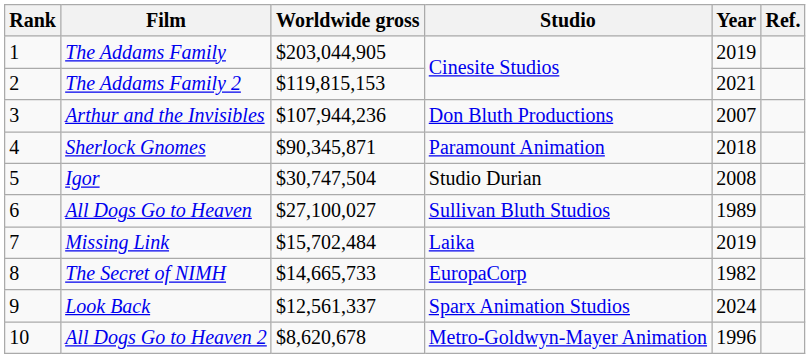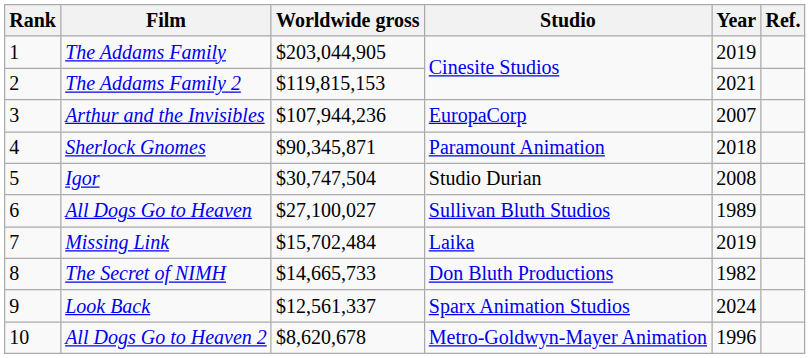(521, 115) Don Bluth Productions -> (478, 115) EuropaCorp
(478, 274) EuropaCorp -> (521, 274) Don Bluth Productions
